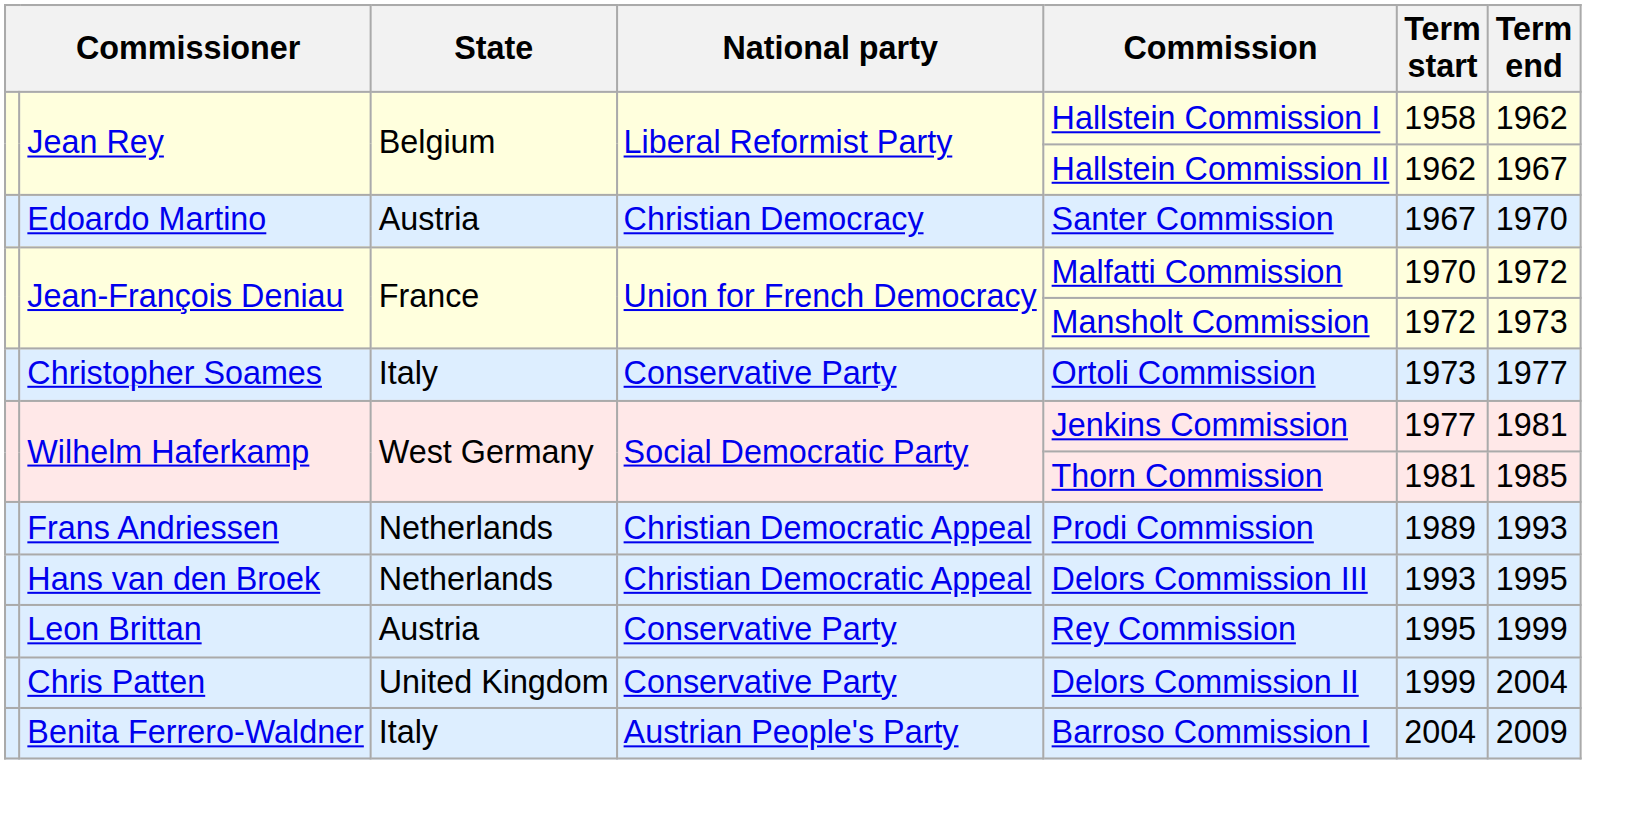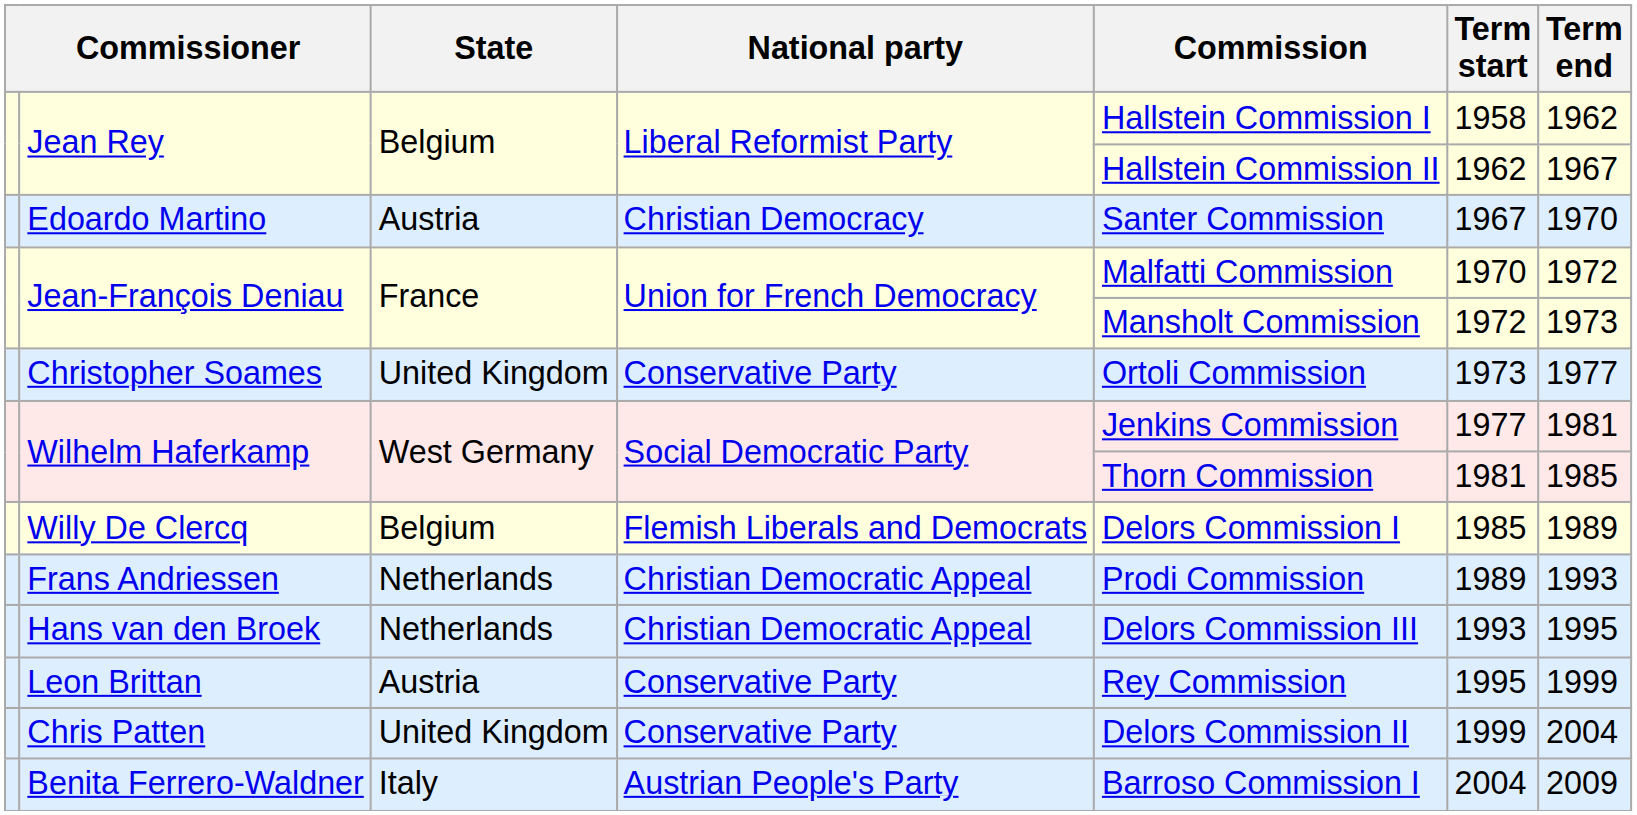(408, 374) Italy -> (494, 374) United Kingdom
+ row: (138, 527)
